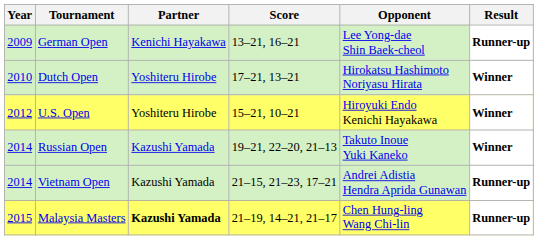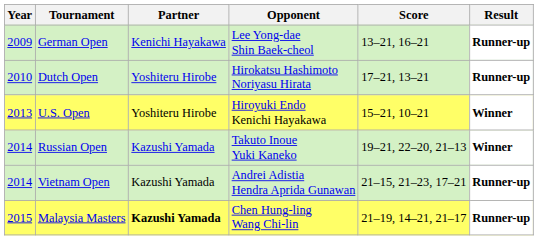columns swapped: (405, 15) <-> (284, 15)
(492, 77) Winner -> (501, 77) Runner-up
(20, 112) 2012 -> (20, 112) 2013
